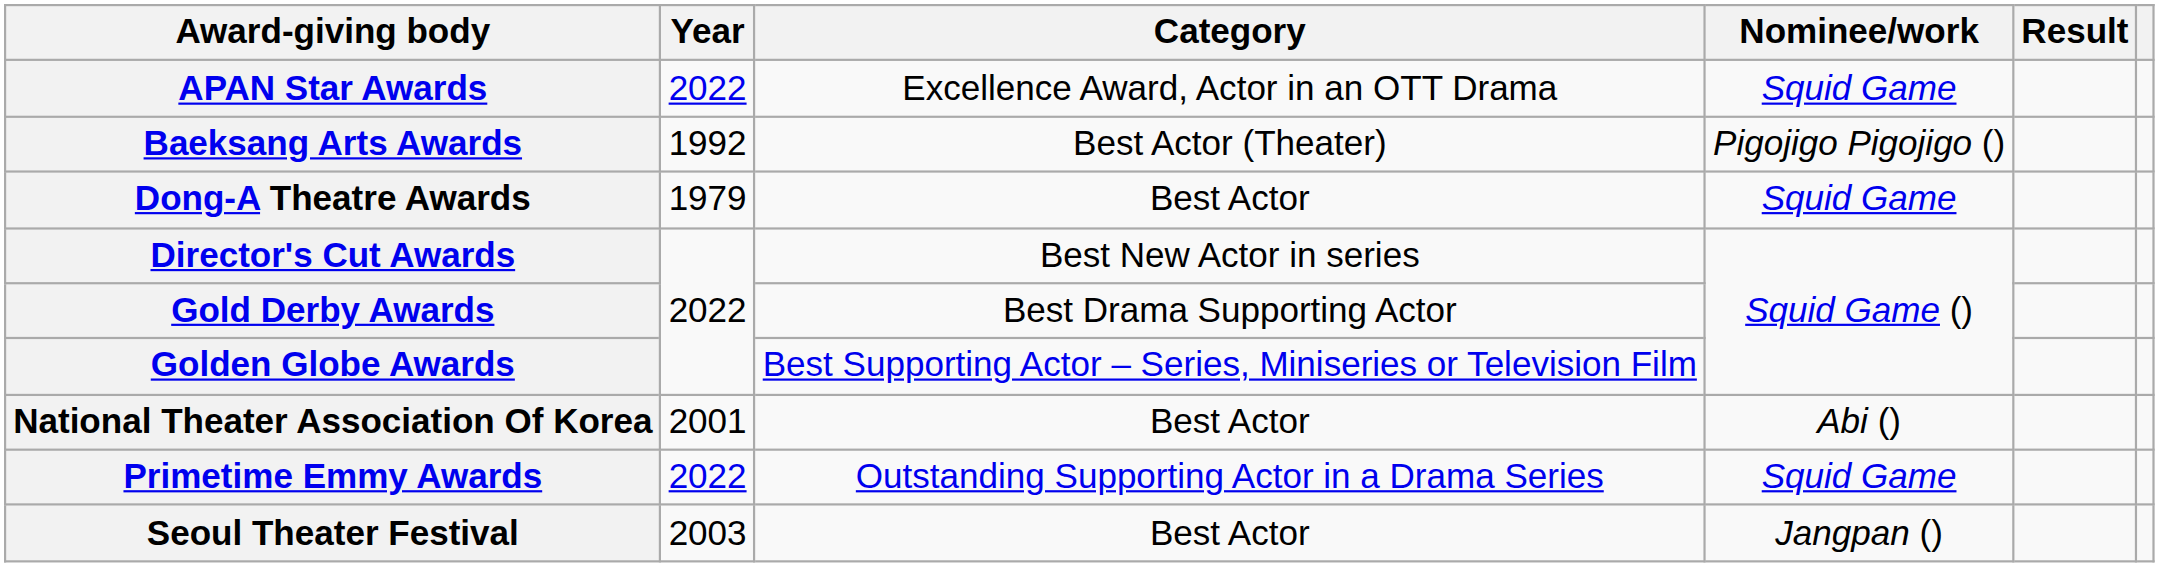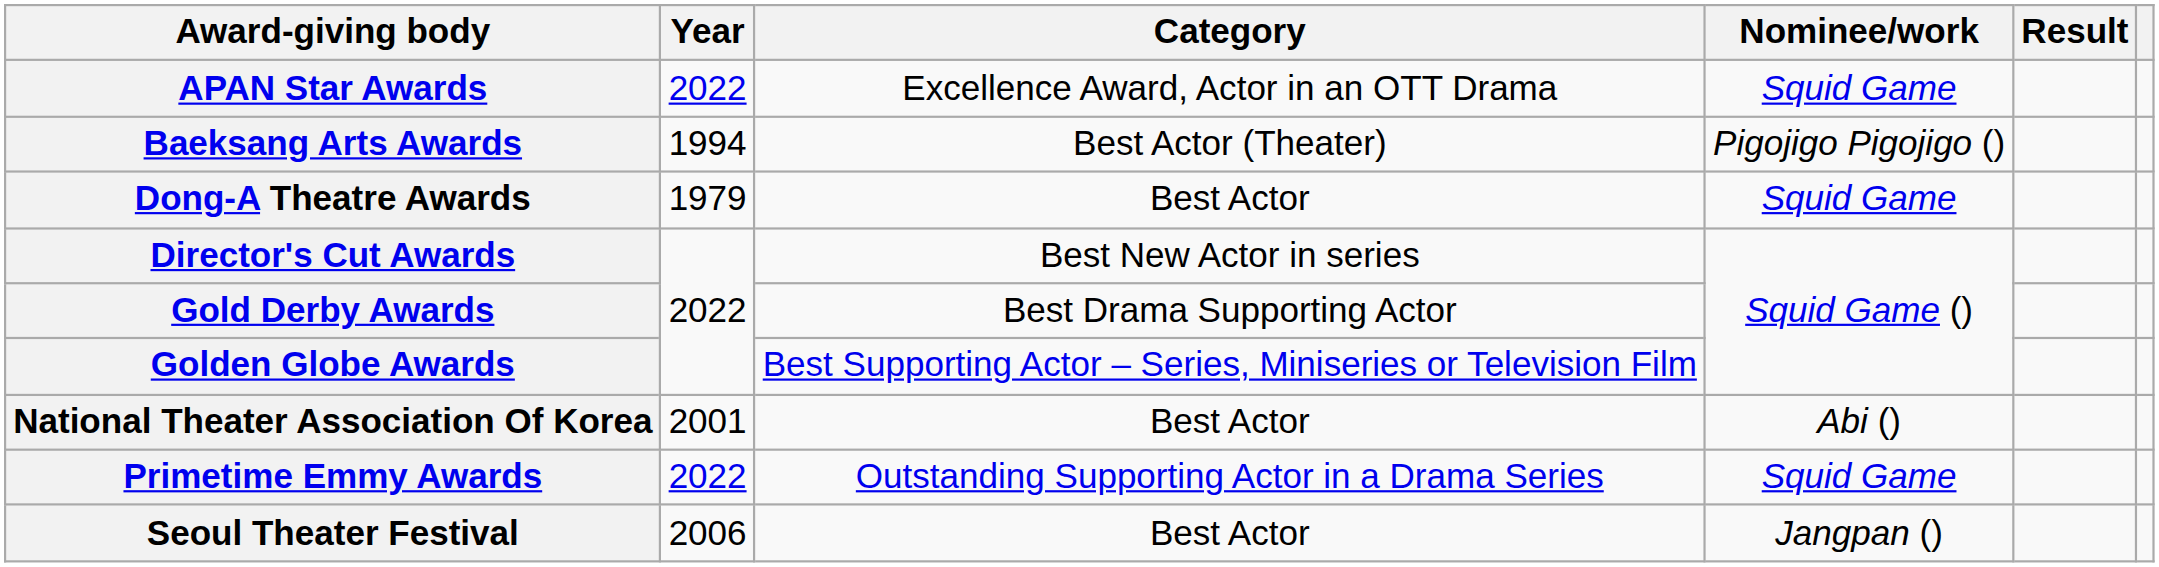(708, 143) 1992 -> (708, 143) 1994
(708, 532) 2003 -> (708, 532) 2006
